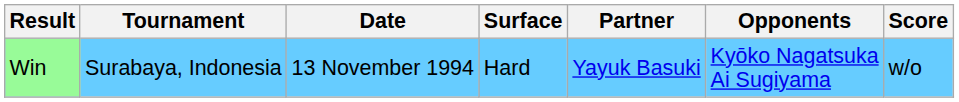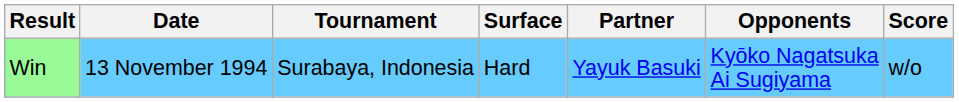columns swapped: (383, 21) <-> (183, 21)
